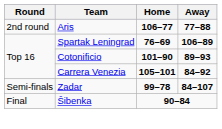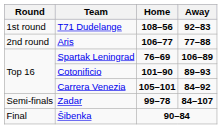+ row: (90, 27)
